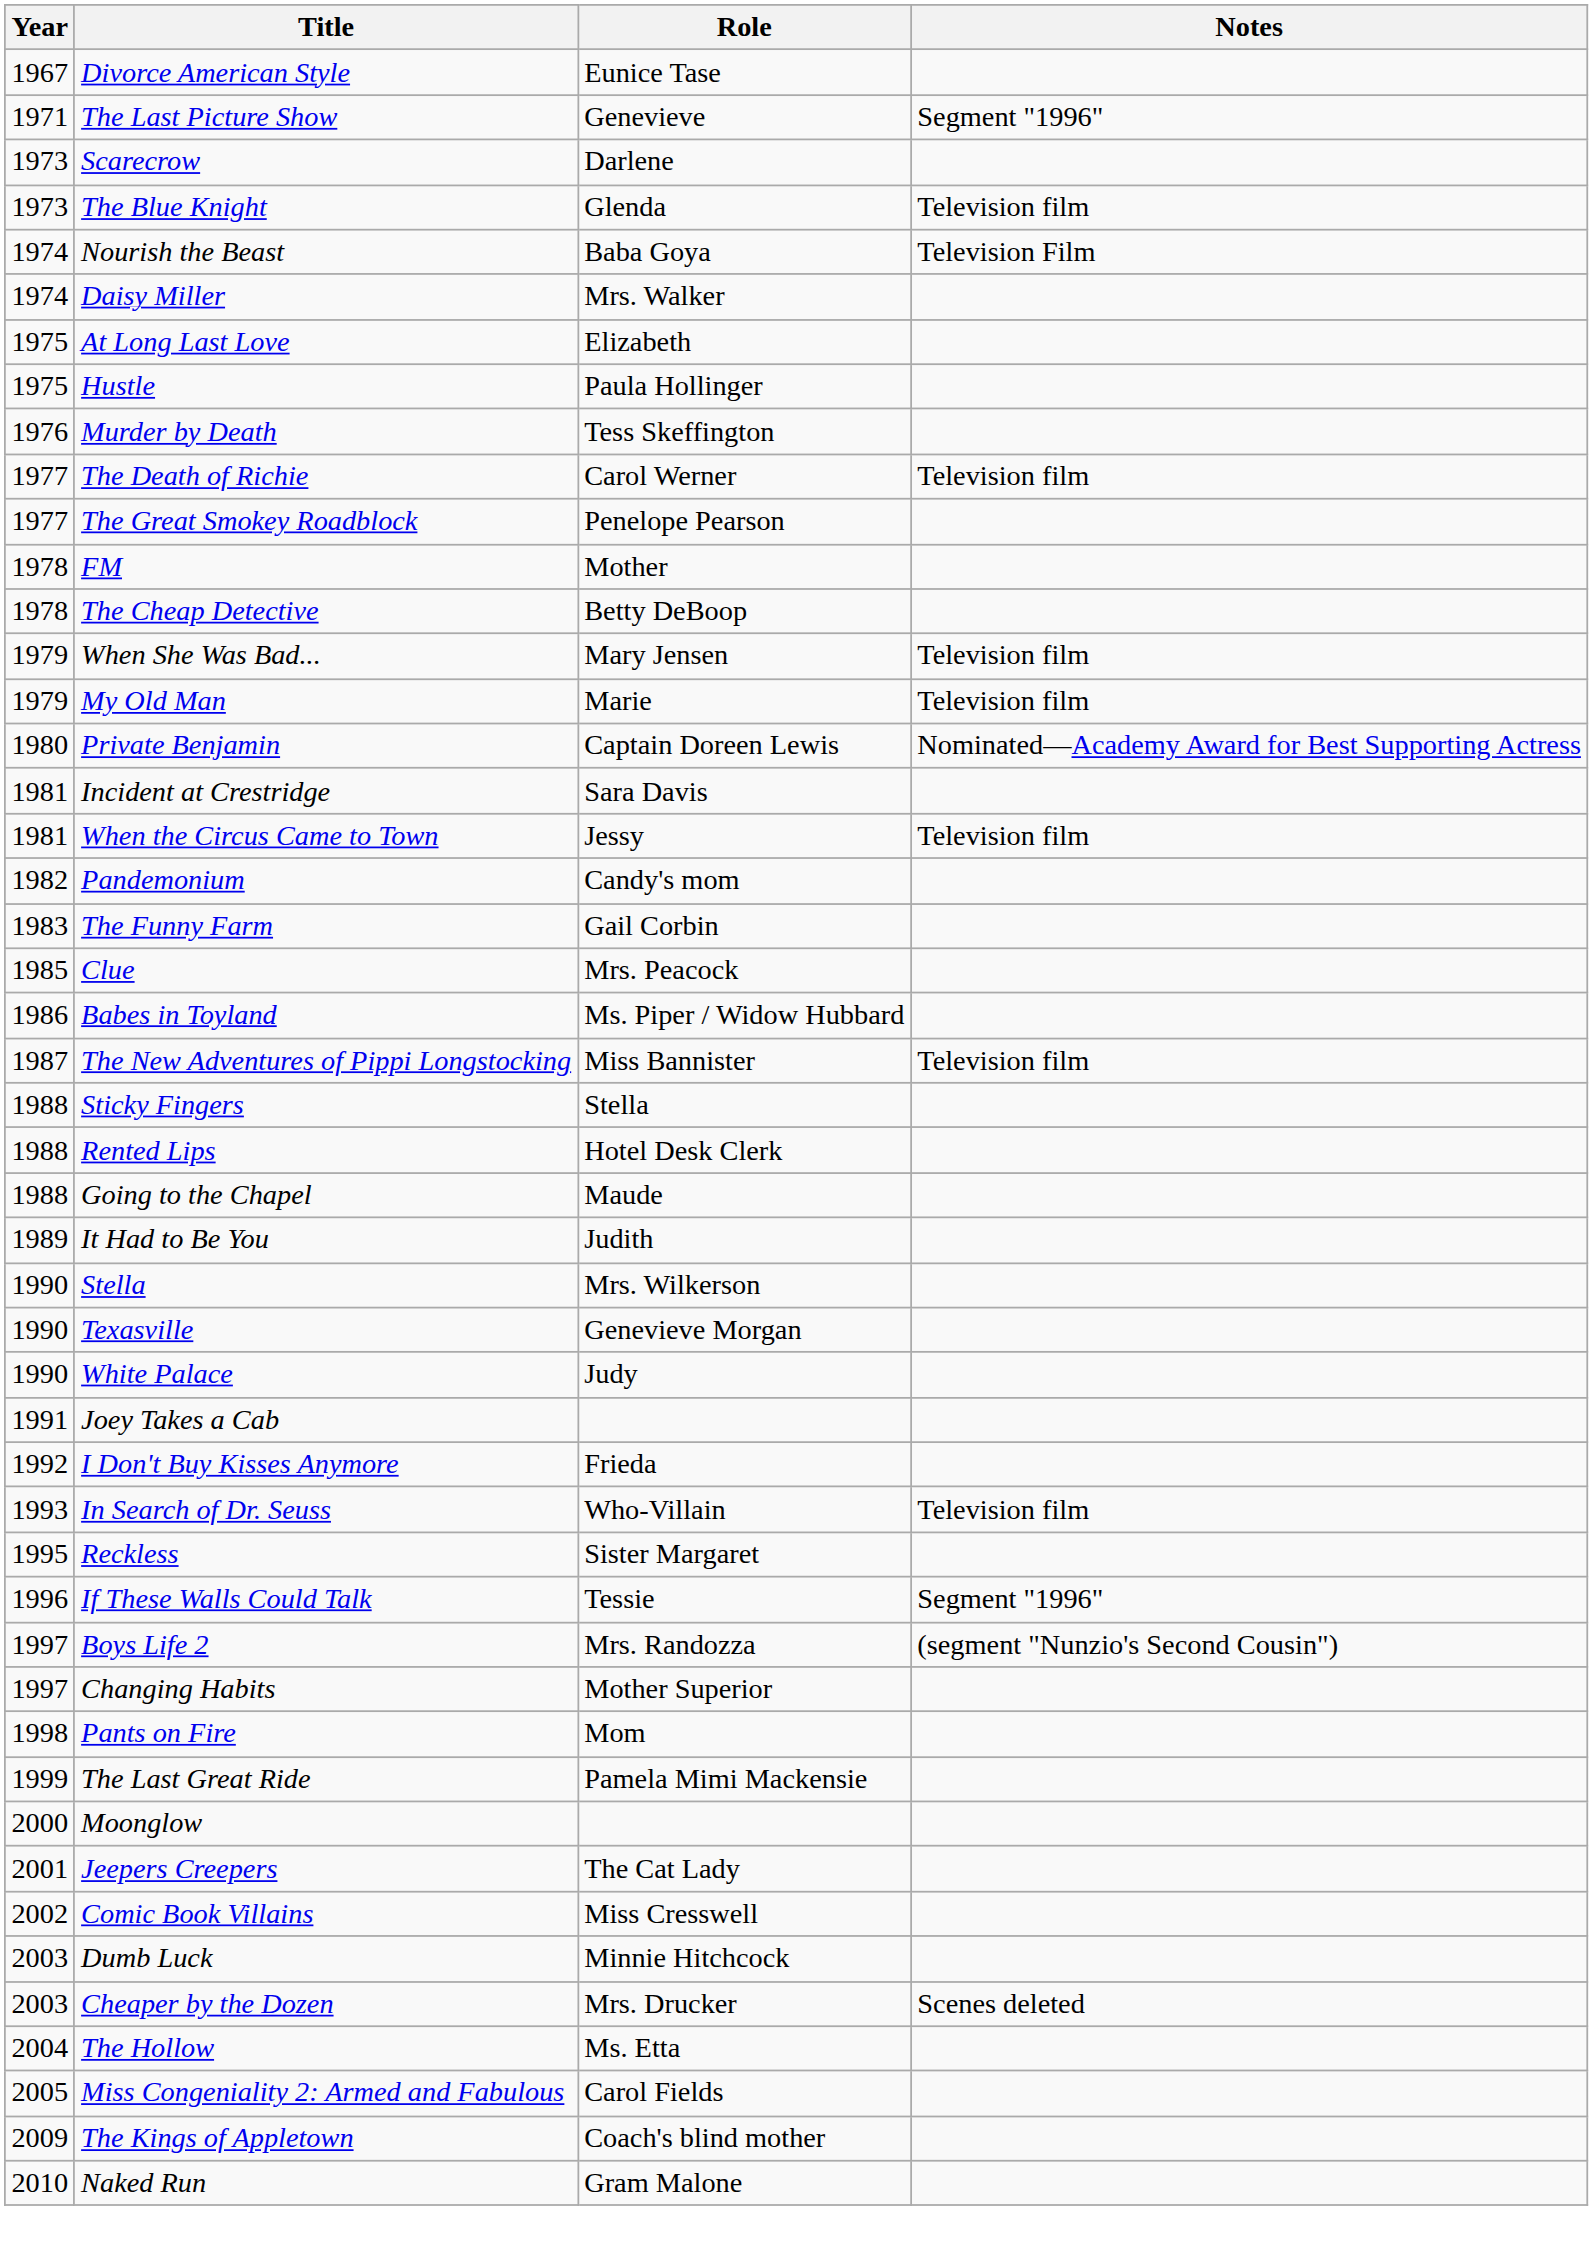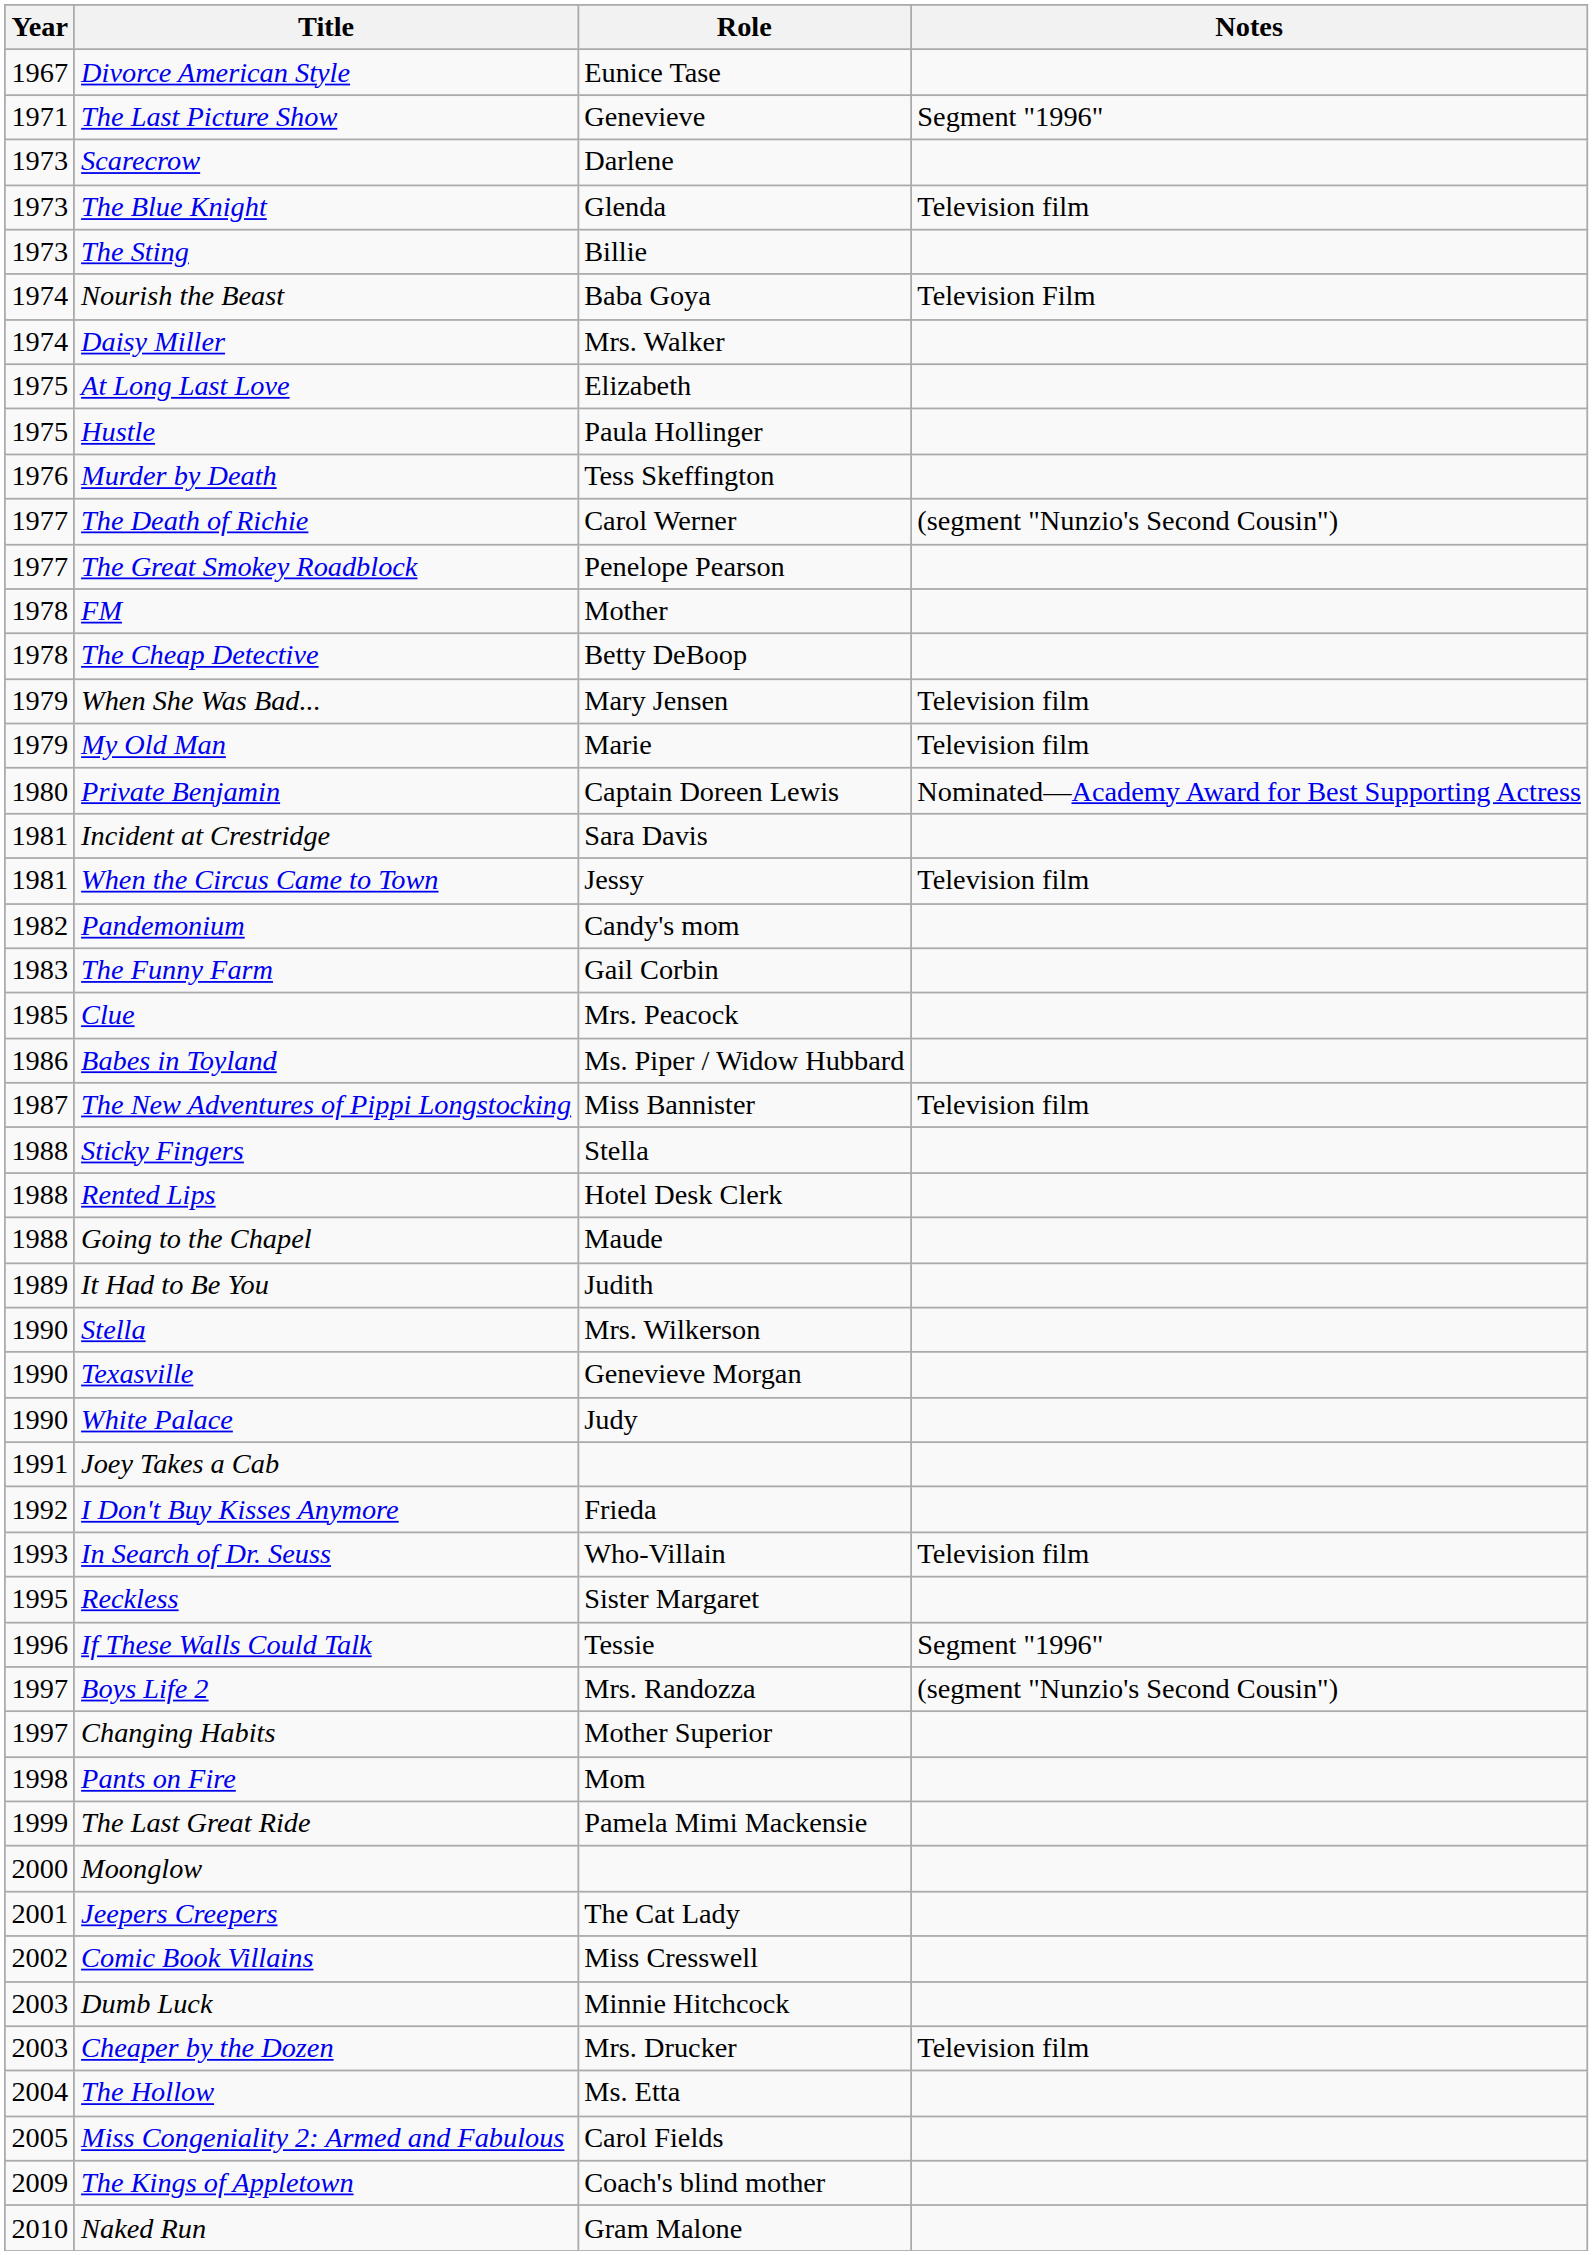+ row: (135, 251)
(1003, 476) Television film -> (1128, 521) (segment "Nunzio's Second Cousin")
(1001, 2003) Scenes deleted -> (1003, 2048) Television film
